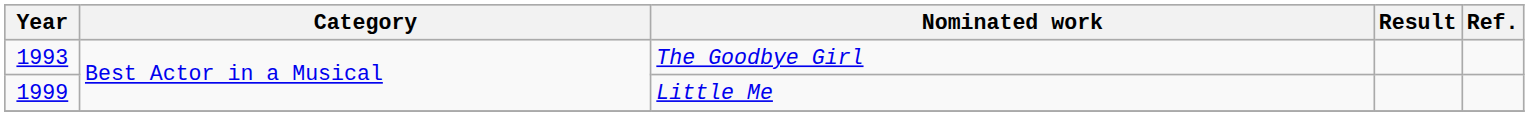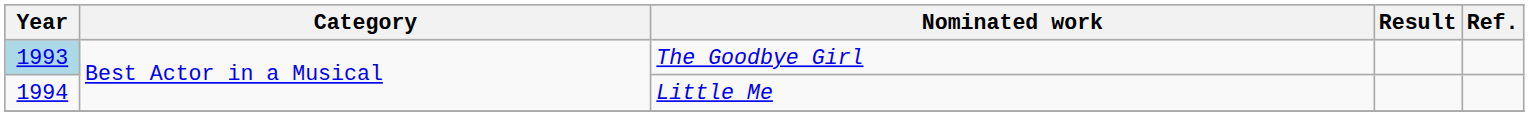(42, 58) no background -> (42, 58) lightblue background
(42, 93) 1999 -> (42, 93) 1994
